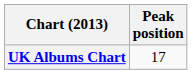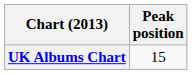(158, 57) 17 -> (158, 57) 15
